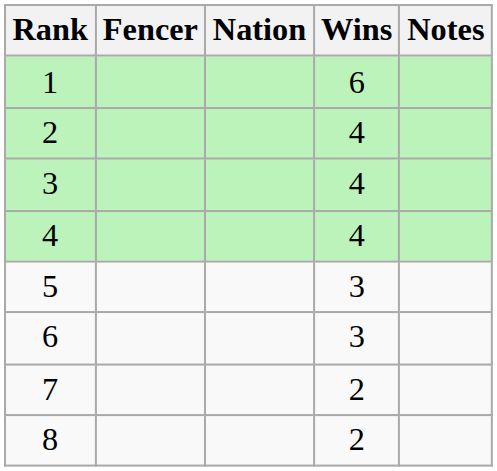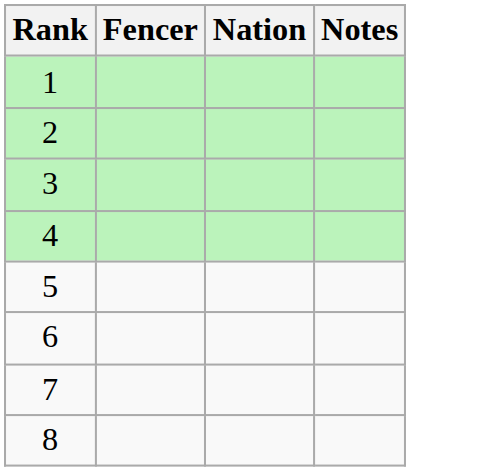- column: (357, 30)
